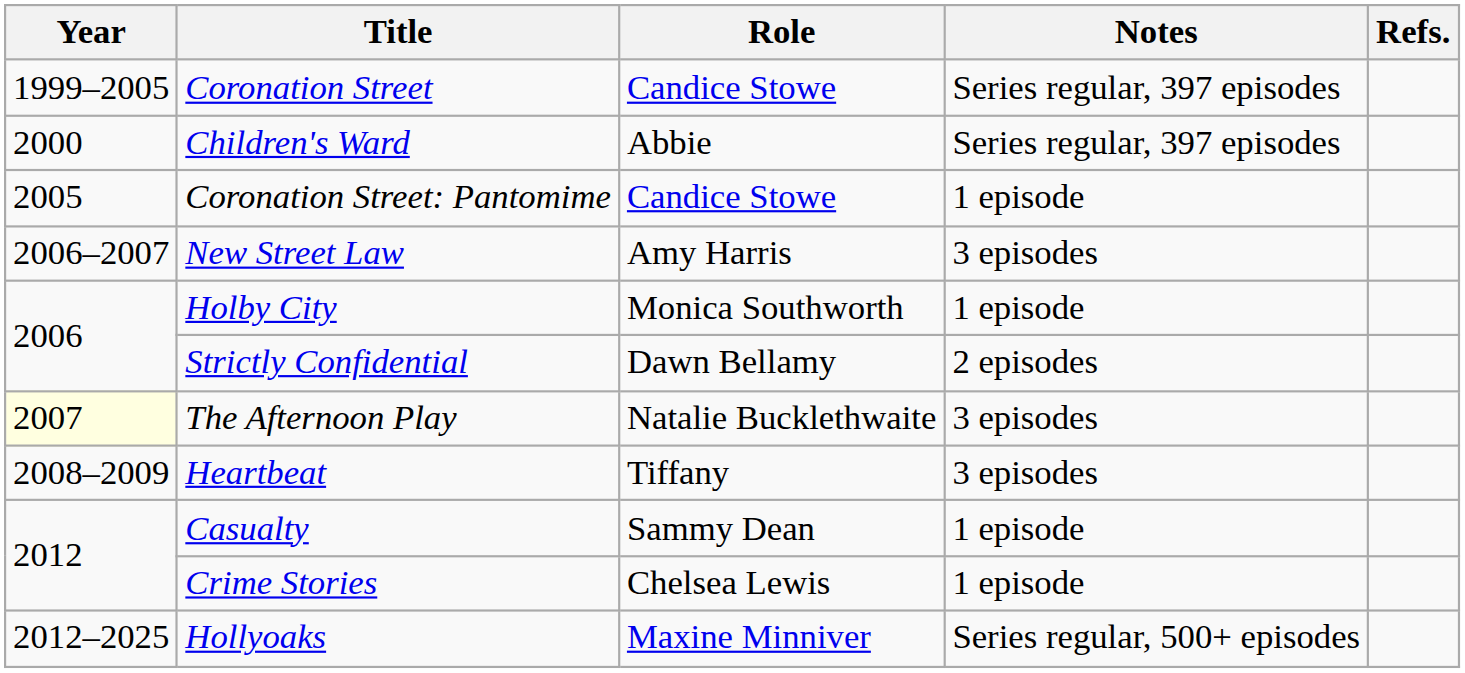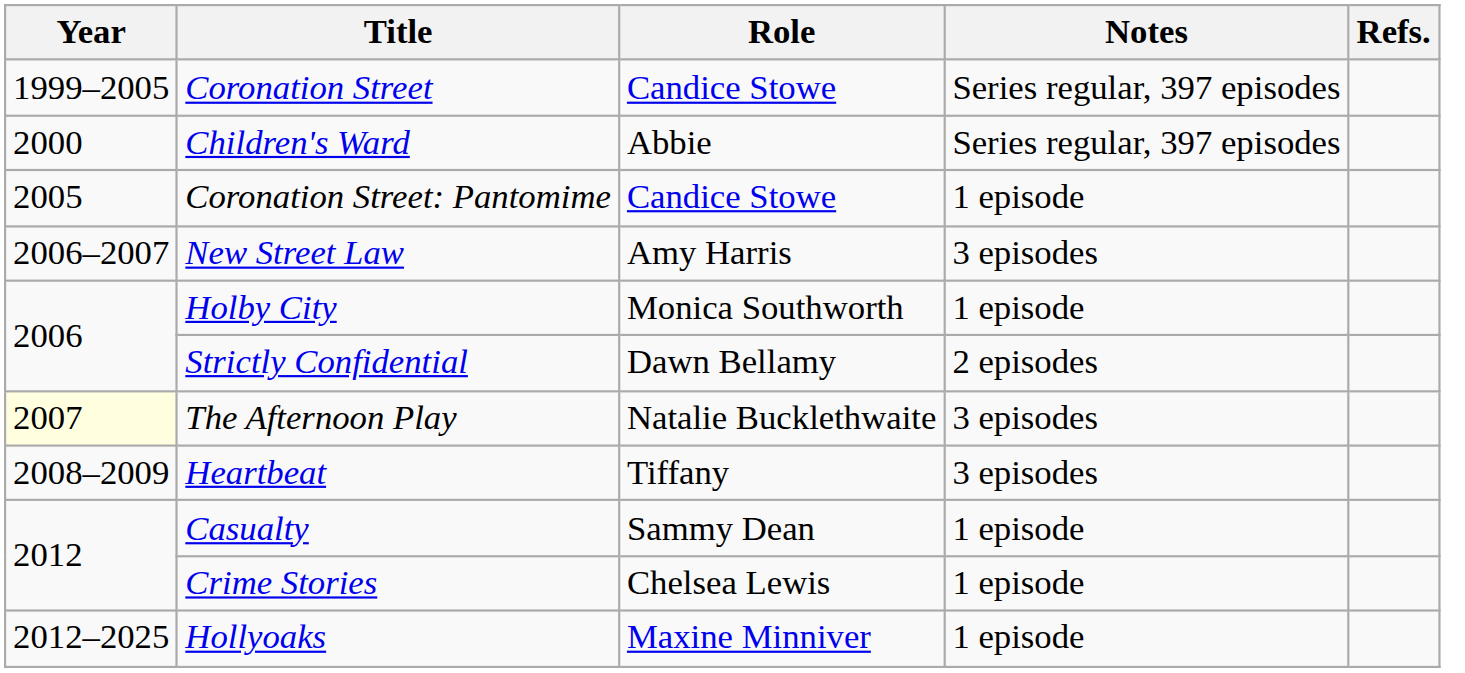(1156, 637) Series regular, 500+ episodes -> (1018, 637) 1 episode
